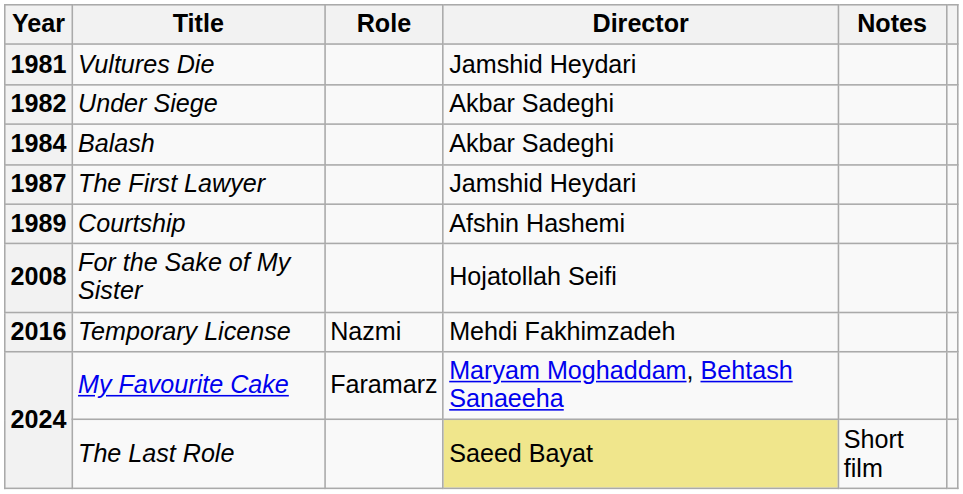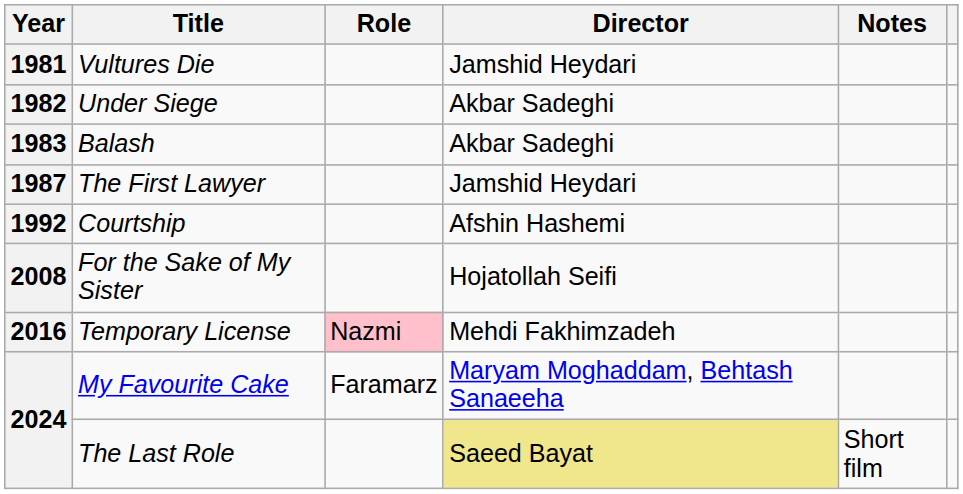(39, 143) 1984 -> (39, 143) 1983
(39, 223) 1989 -> (39, 223) 1992
(366, 331) no background -> (366, 331) pink background
